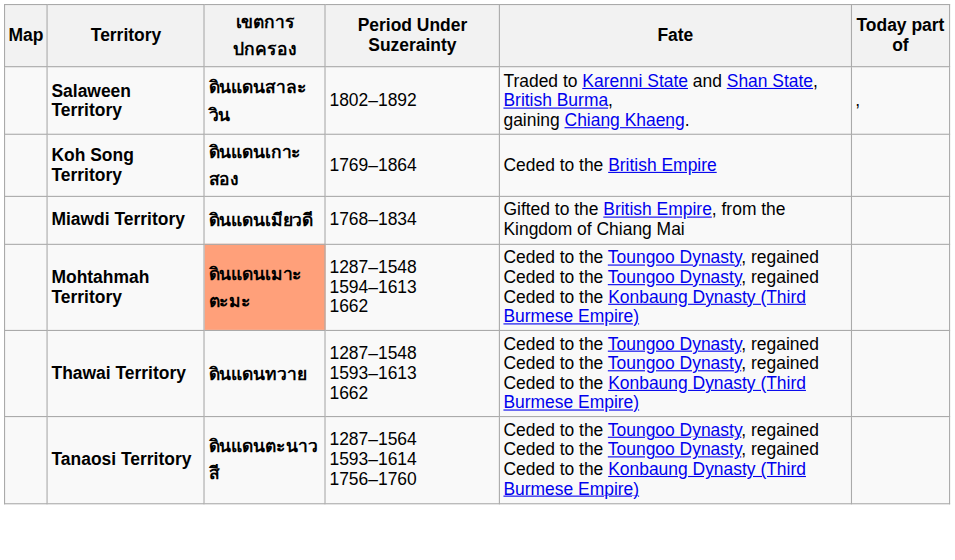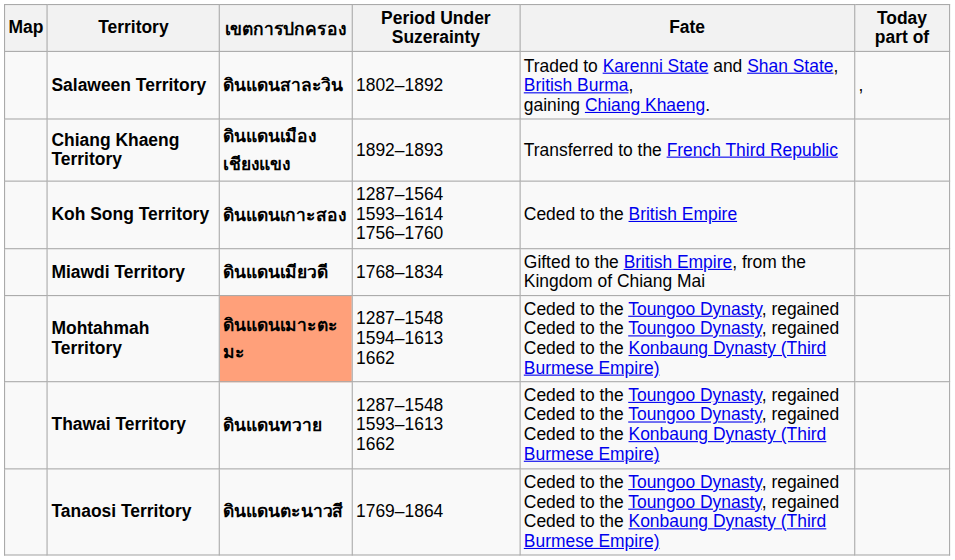+ row: (115, 149)
(373, 165) 1769–1864 -> (400, 214) 1287–1564 1593–1614 1756–1760
(373, 460) 1287–1564 1593–1614 1756–1760 -> (400, 511) 1769–1864
